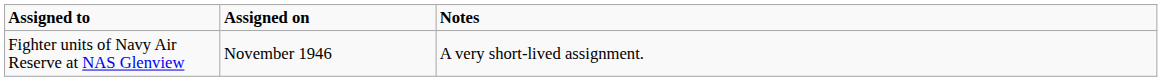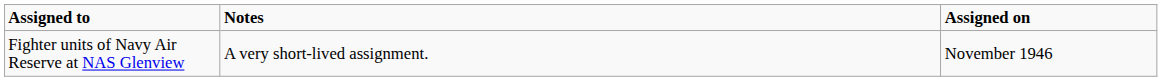columns swapped: (267, 17) <-> (460, 17)
